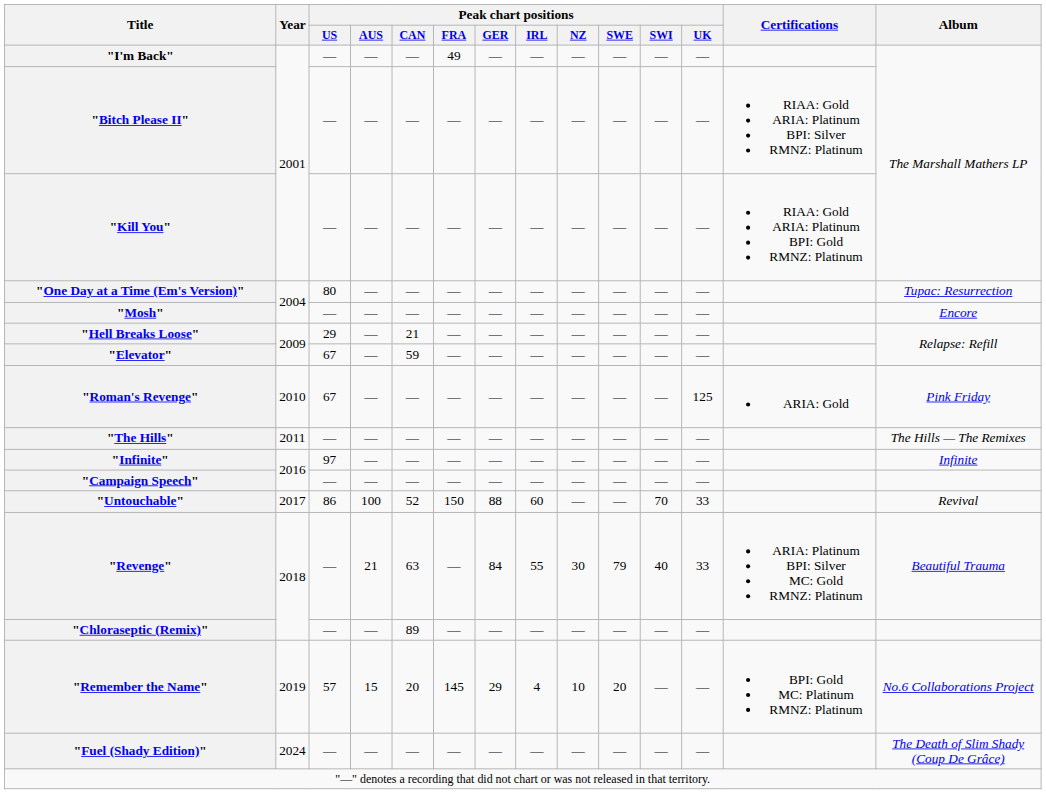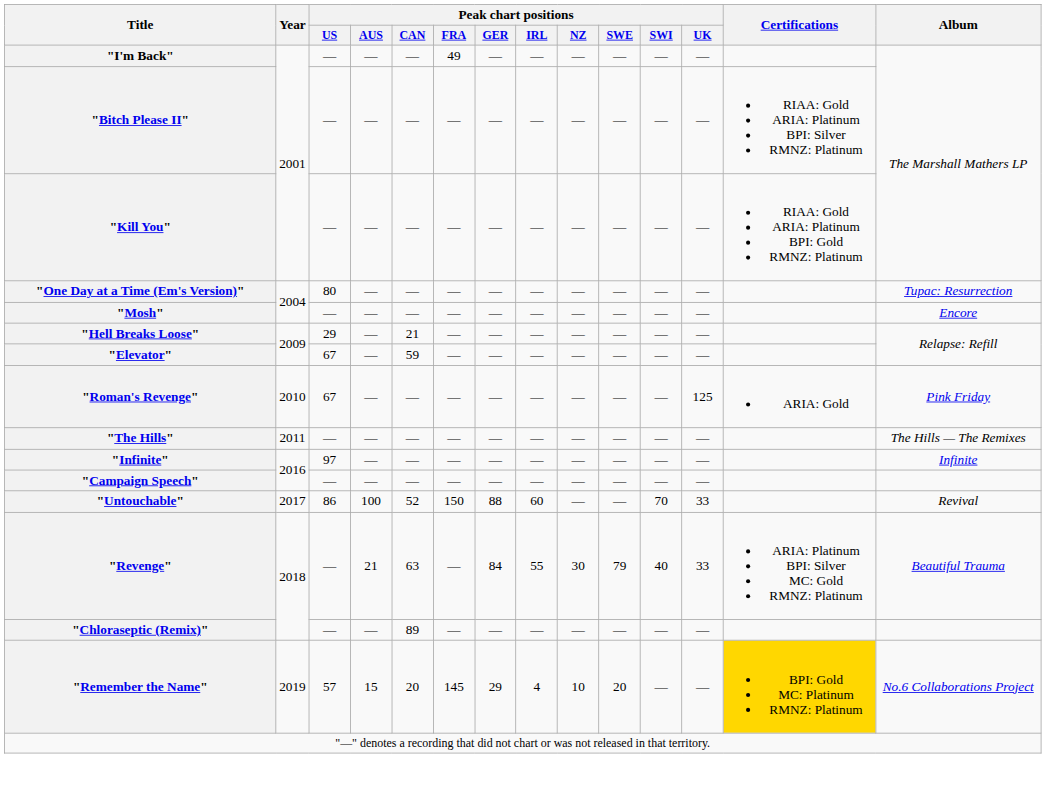(799, 694) no background -> (799, 694) gold background
- row: (140, 751)
